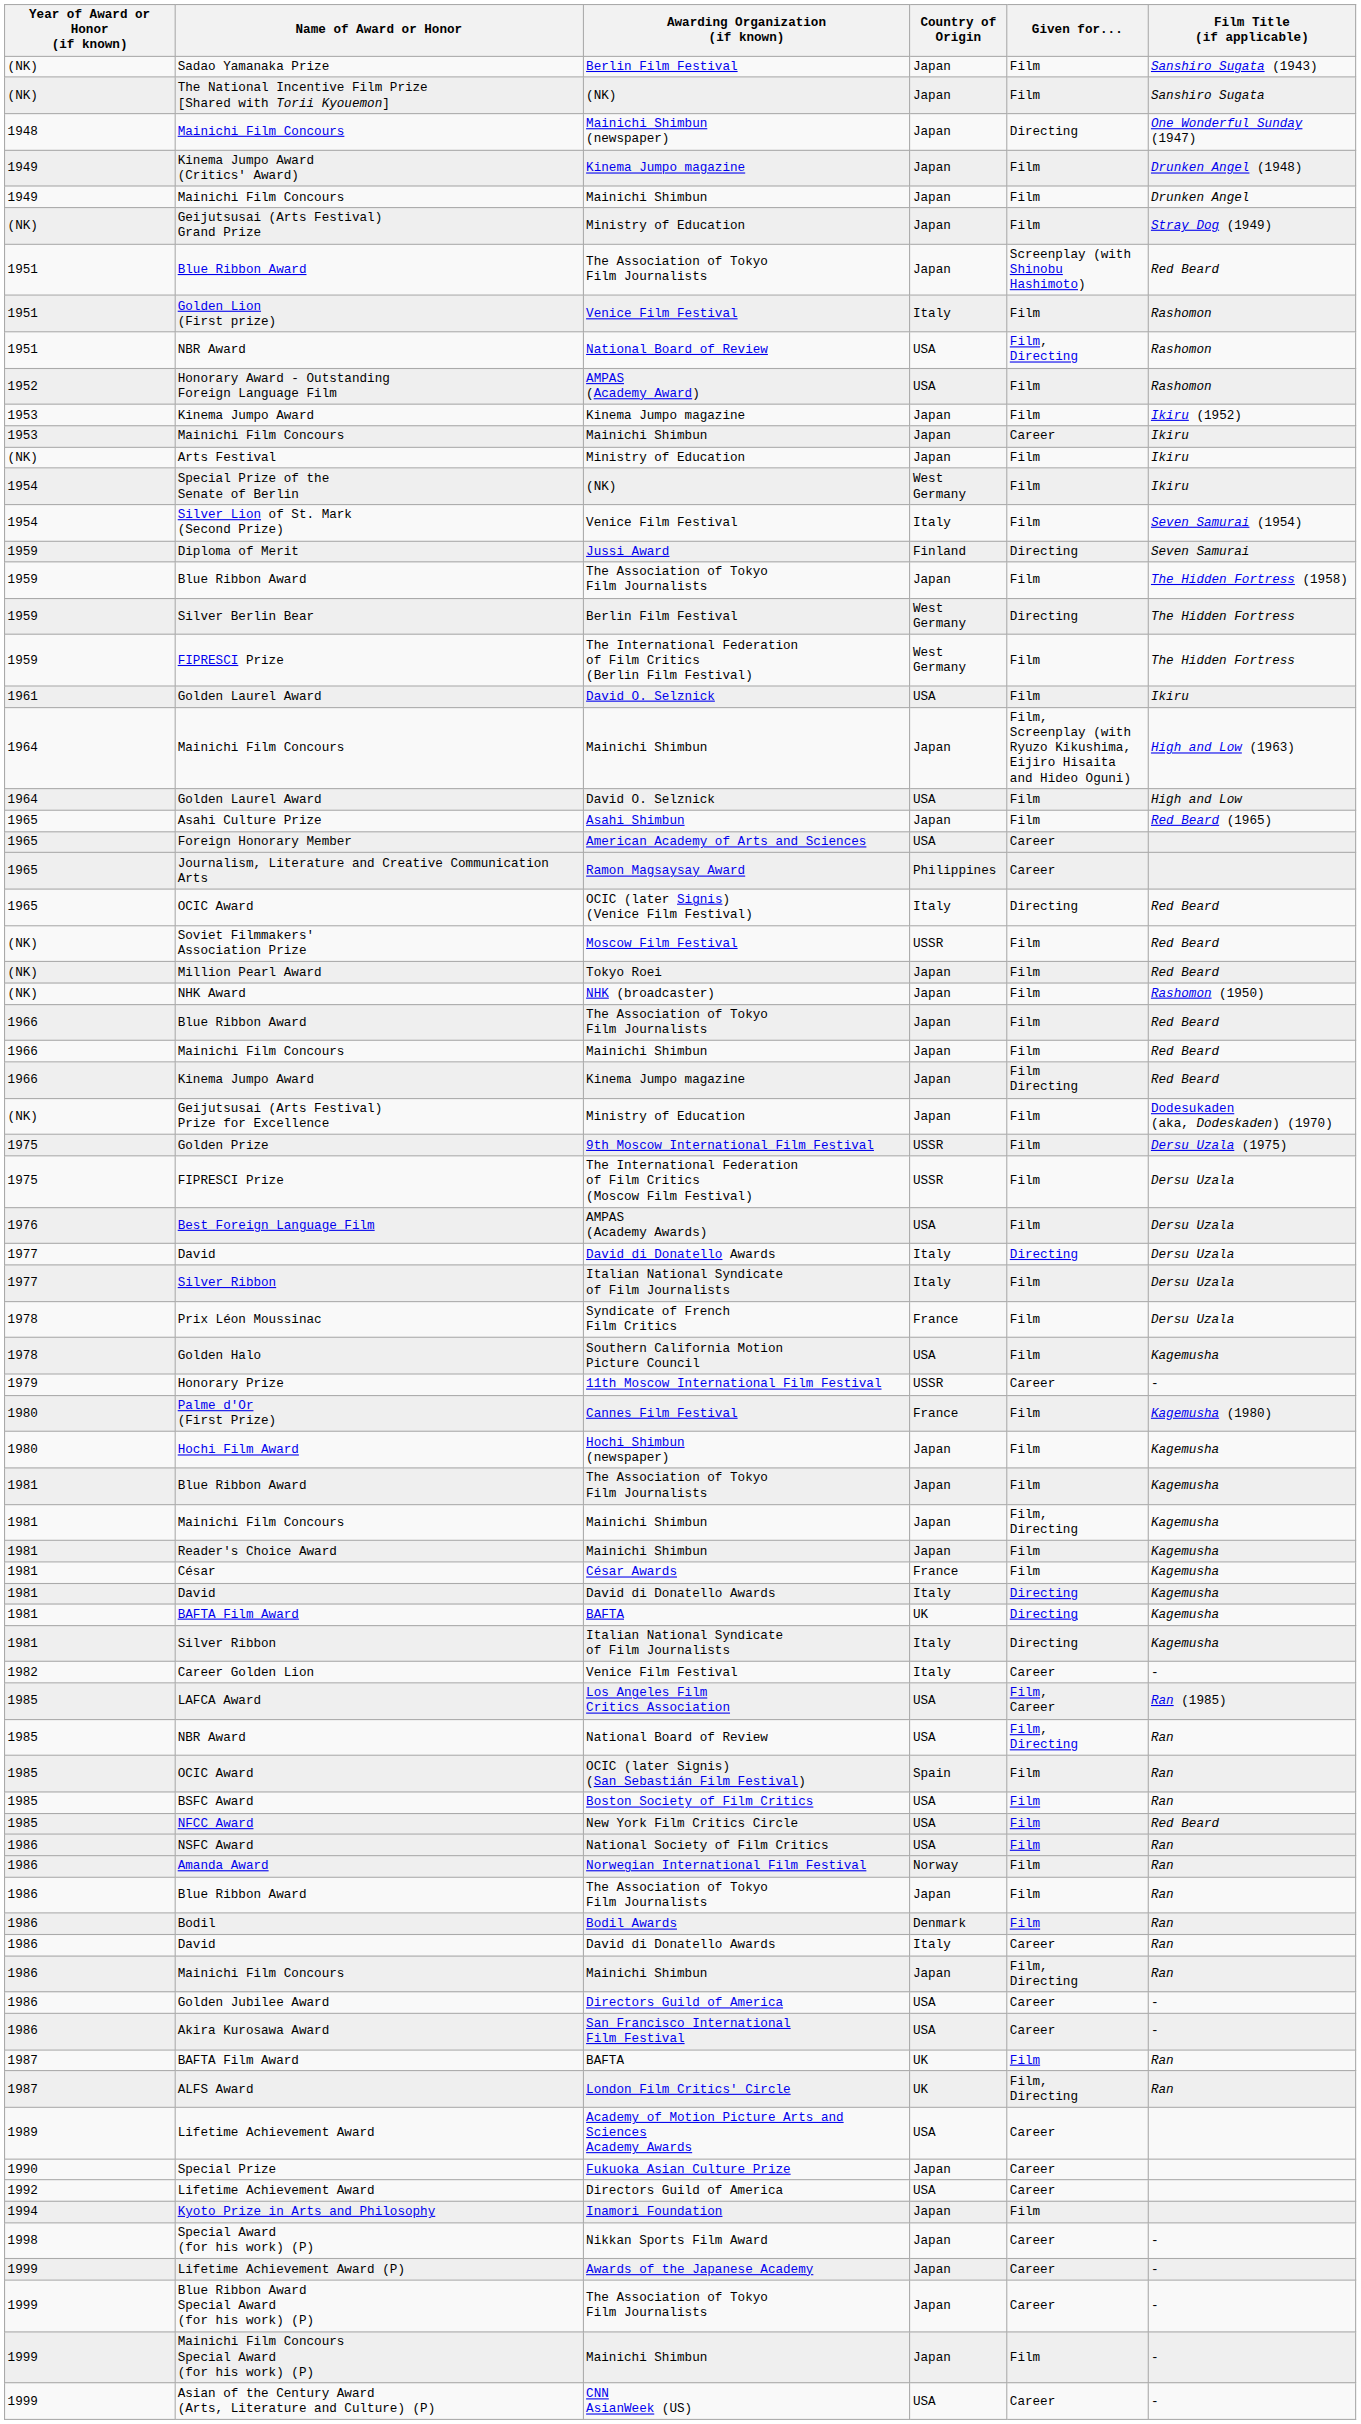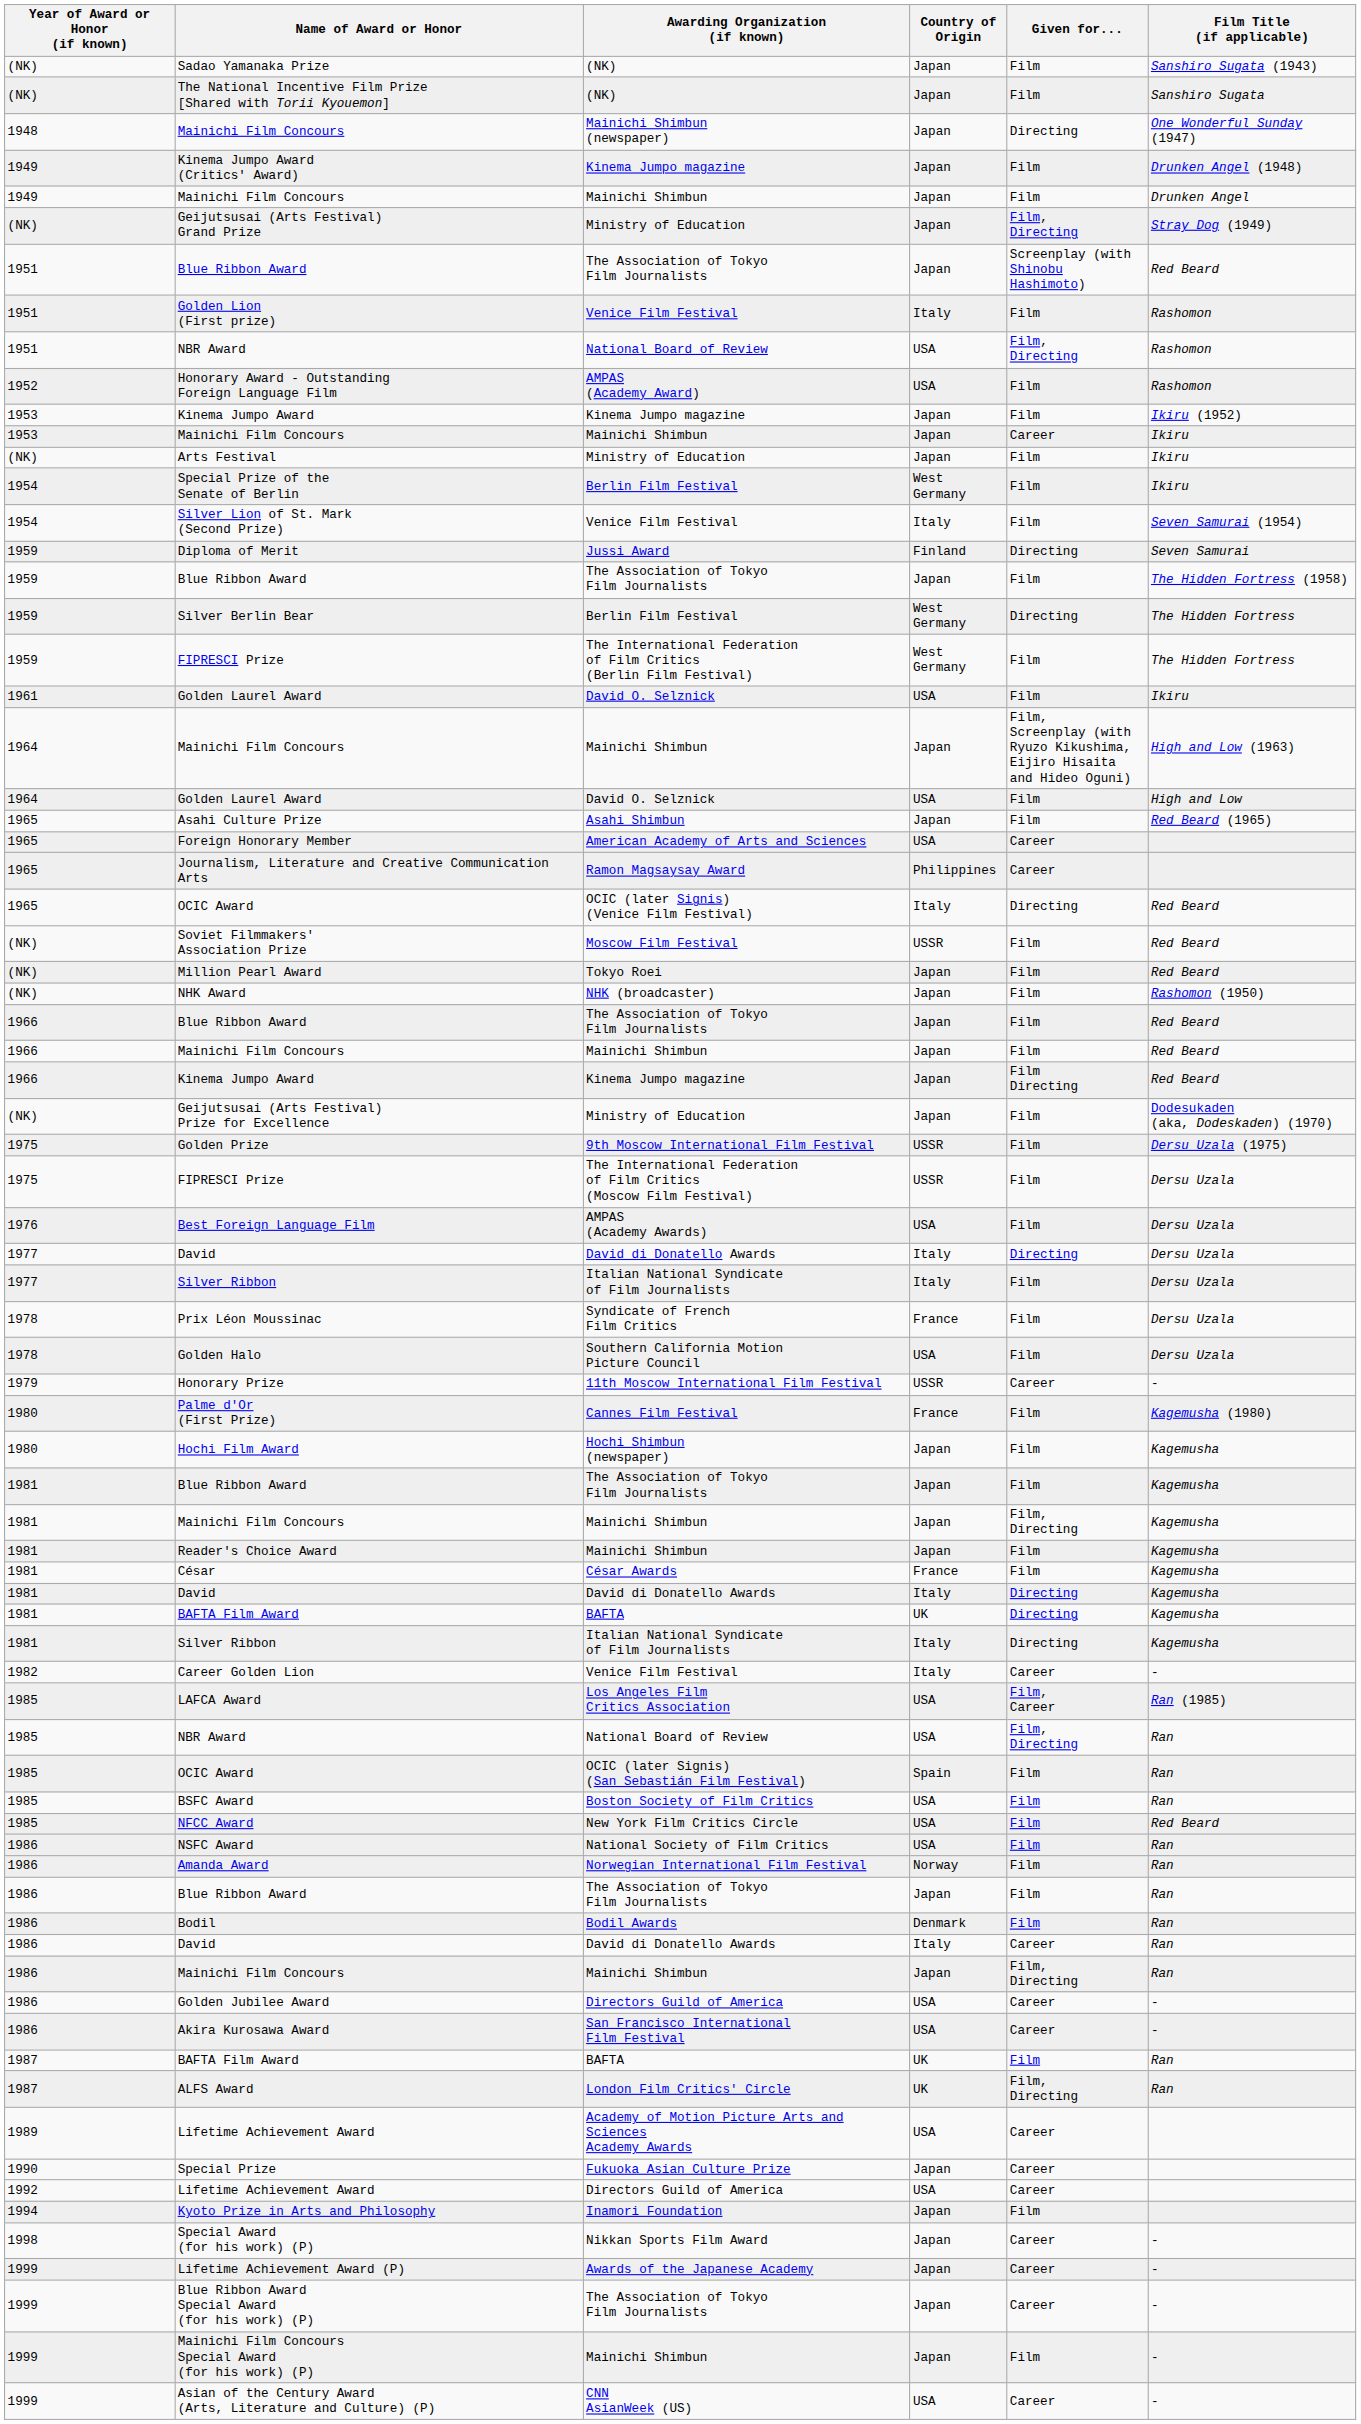(662, 66) Berlin Film Festival -> (601, 66) (NK)
(1025, 225) Film -> (1044, 225) Film, Directing
(601, 486) (NK) -> (662, 486) Berlin Film Festival
(1185, 1355) Kagemusha -> (1193, 1355) Dersu Uzala
